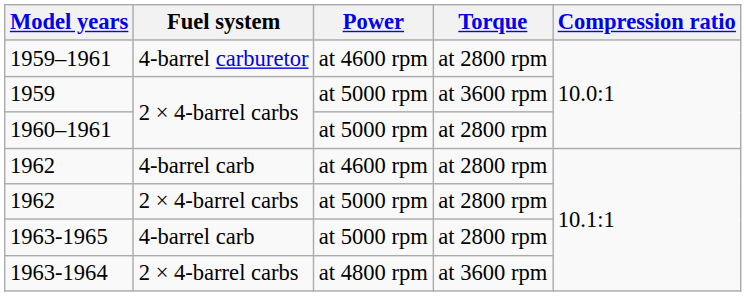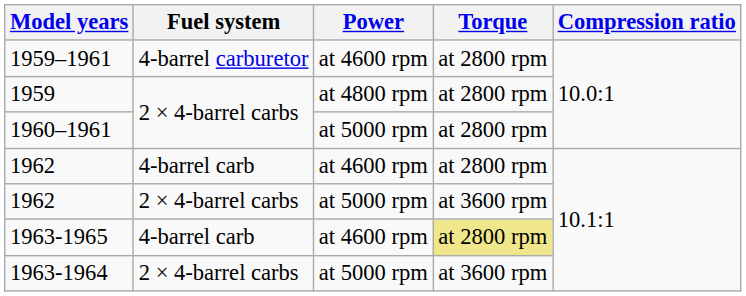(373, 93) at 5000 rpm -> (373, 93) at 4800 rpm
(493, 93) at 3600 rpm -> (493, 93) at 2800 rpm
(493, 201) at 2800 rpm -> (493, 201) at 3600 rpm
(373, 237) at 5000 rpm -> (373, 237) at 4600 rpm
(493, 237) no background -> (493, 237) khaki background
(373, 272) at 4800 rpm -> (373, 272) at 5000 rpm
